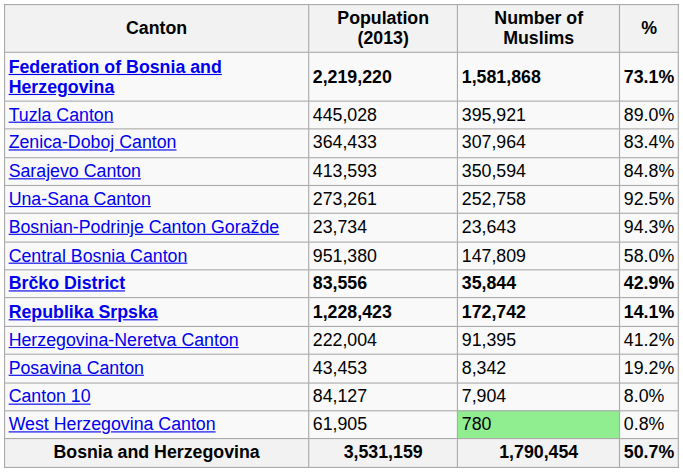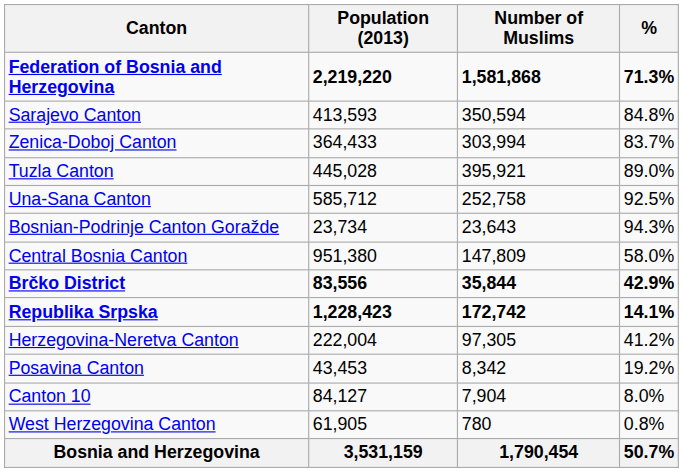(649, 76) 73.1% -> (649, 76) 71.3%
rows swapped: (61, 114) <-> (75, 171)
(494, 143) 307,964 -> (494, 143) 303,994
(649, 143) 83.4% -> (649, 143) 83.7%
(345, 199) 273,261 -> (345, 199) 585,712
(489, 340) 91,395 -> (489, 340) 97,305
(477, 424) lightgreen background -> (477, 424) no background
